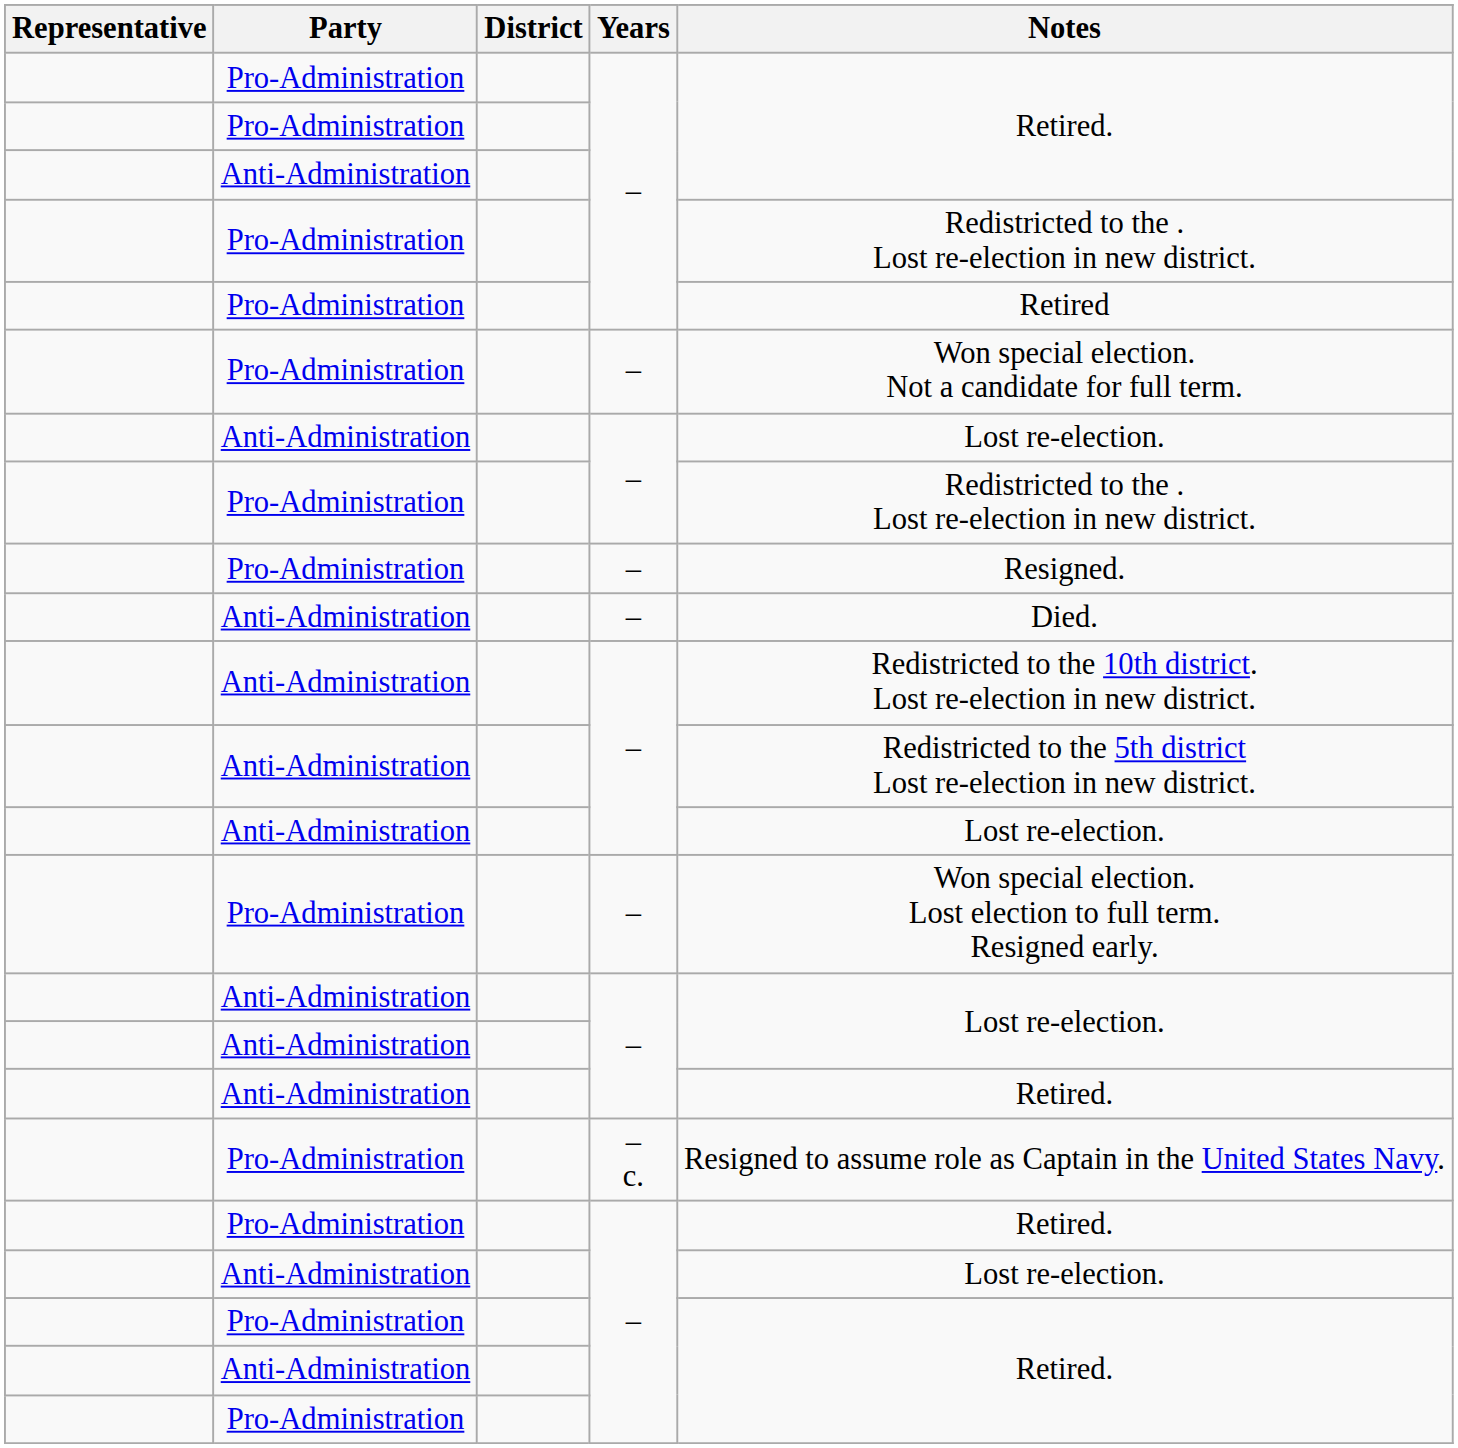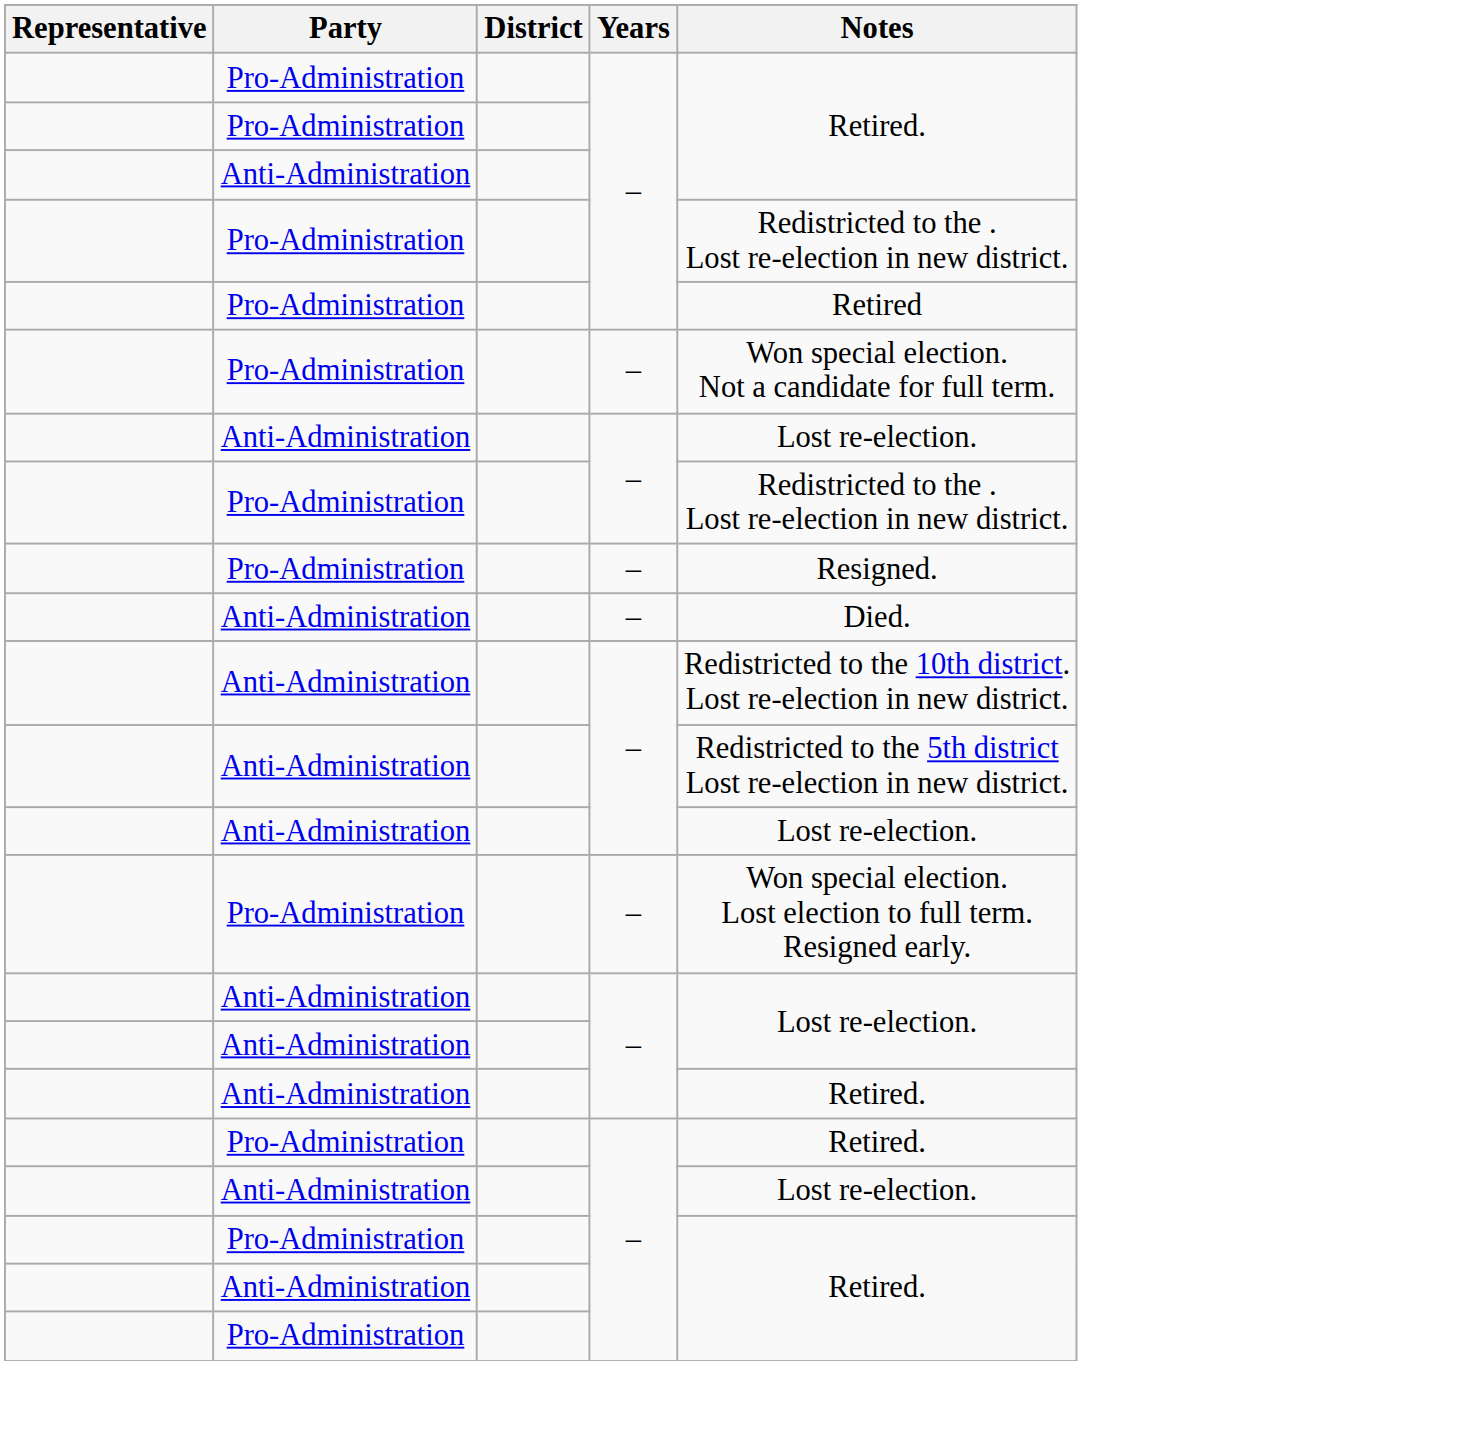- row: (346, 1158)
